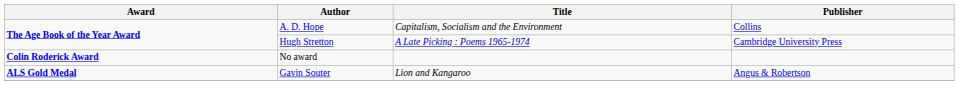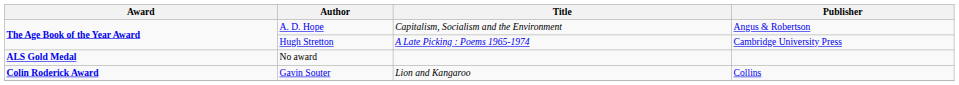(747, 27) Collins -> (772, 27) Angus & Robertson
(53, 57) Colin Roderick Award -> (41, 57) ALS Gold Medal
(41, 73) ALS Gold Medal -> (53, 73) Colin Roderick Award
(772, 73) Angus & Robertson -> (747, 73) Collins
